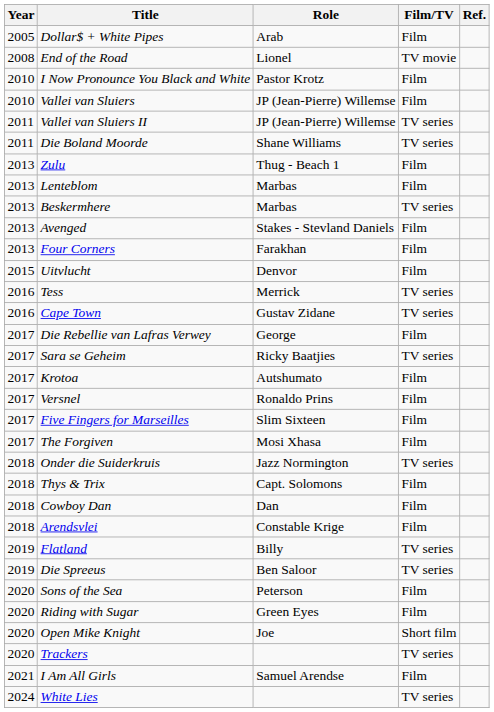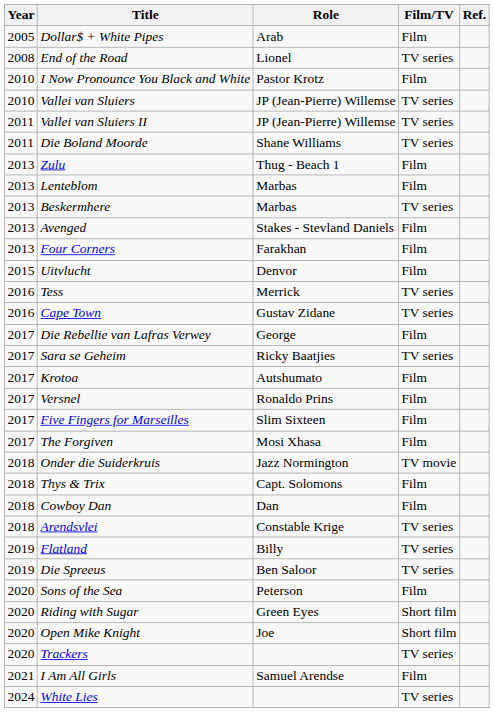(429, 57) TV movie -> (427, 57) TV series
(414, 100) Film -> (427, 100) TV series
(427, 462) TV series -> (429, 462) TV movie
(414, 526) Film -> (427, 526) TV series
(414, 611) Film -> (429, 611) Short film
